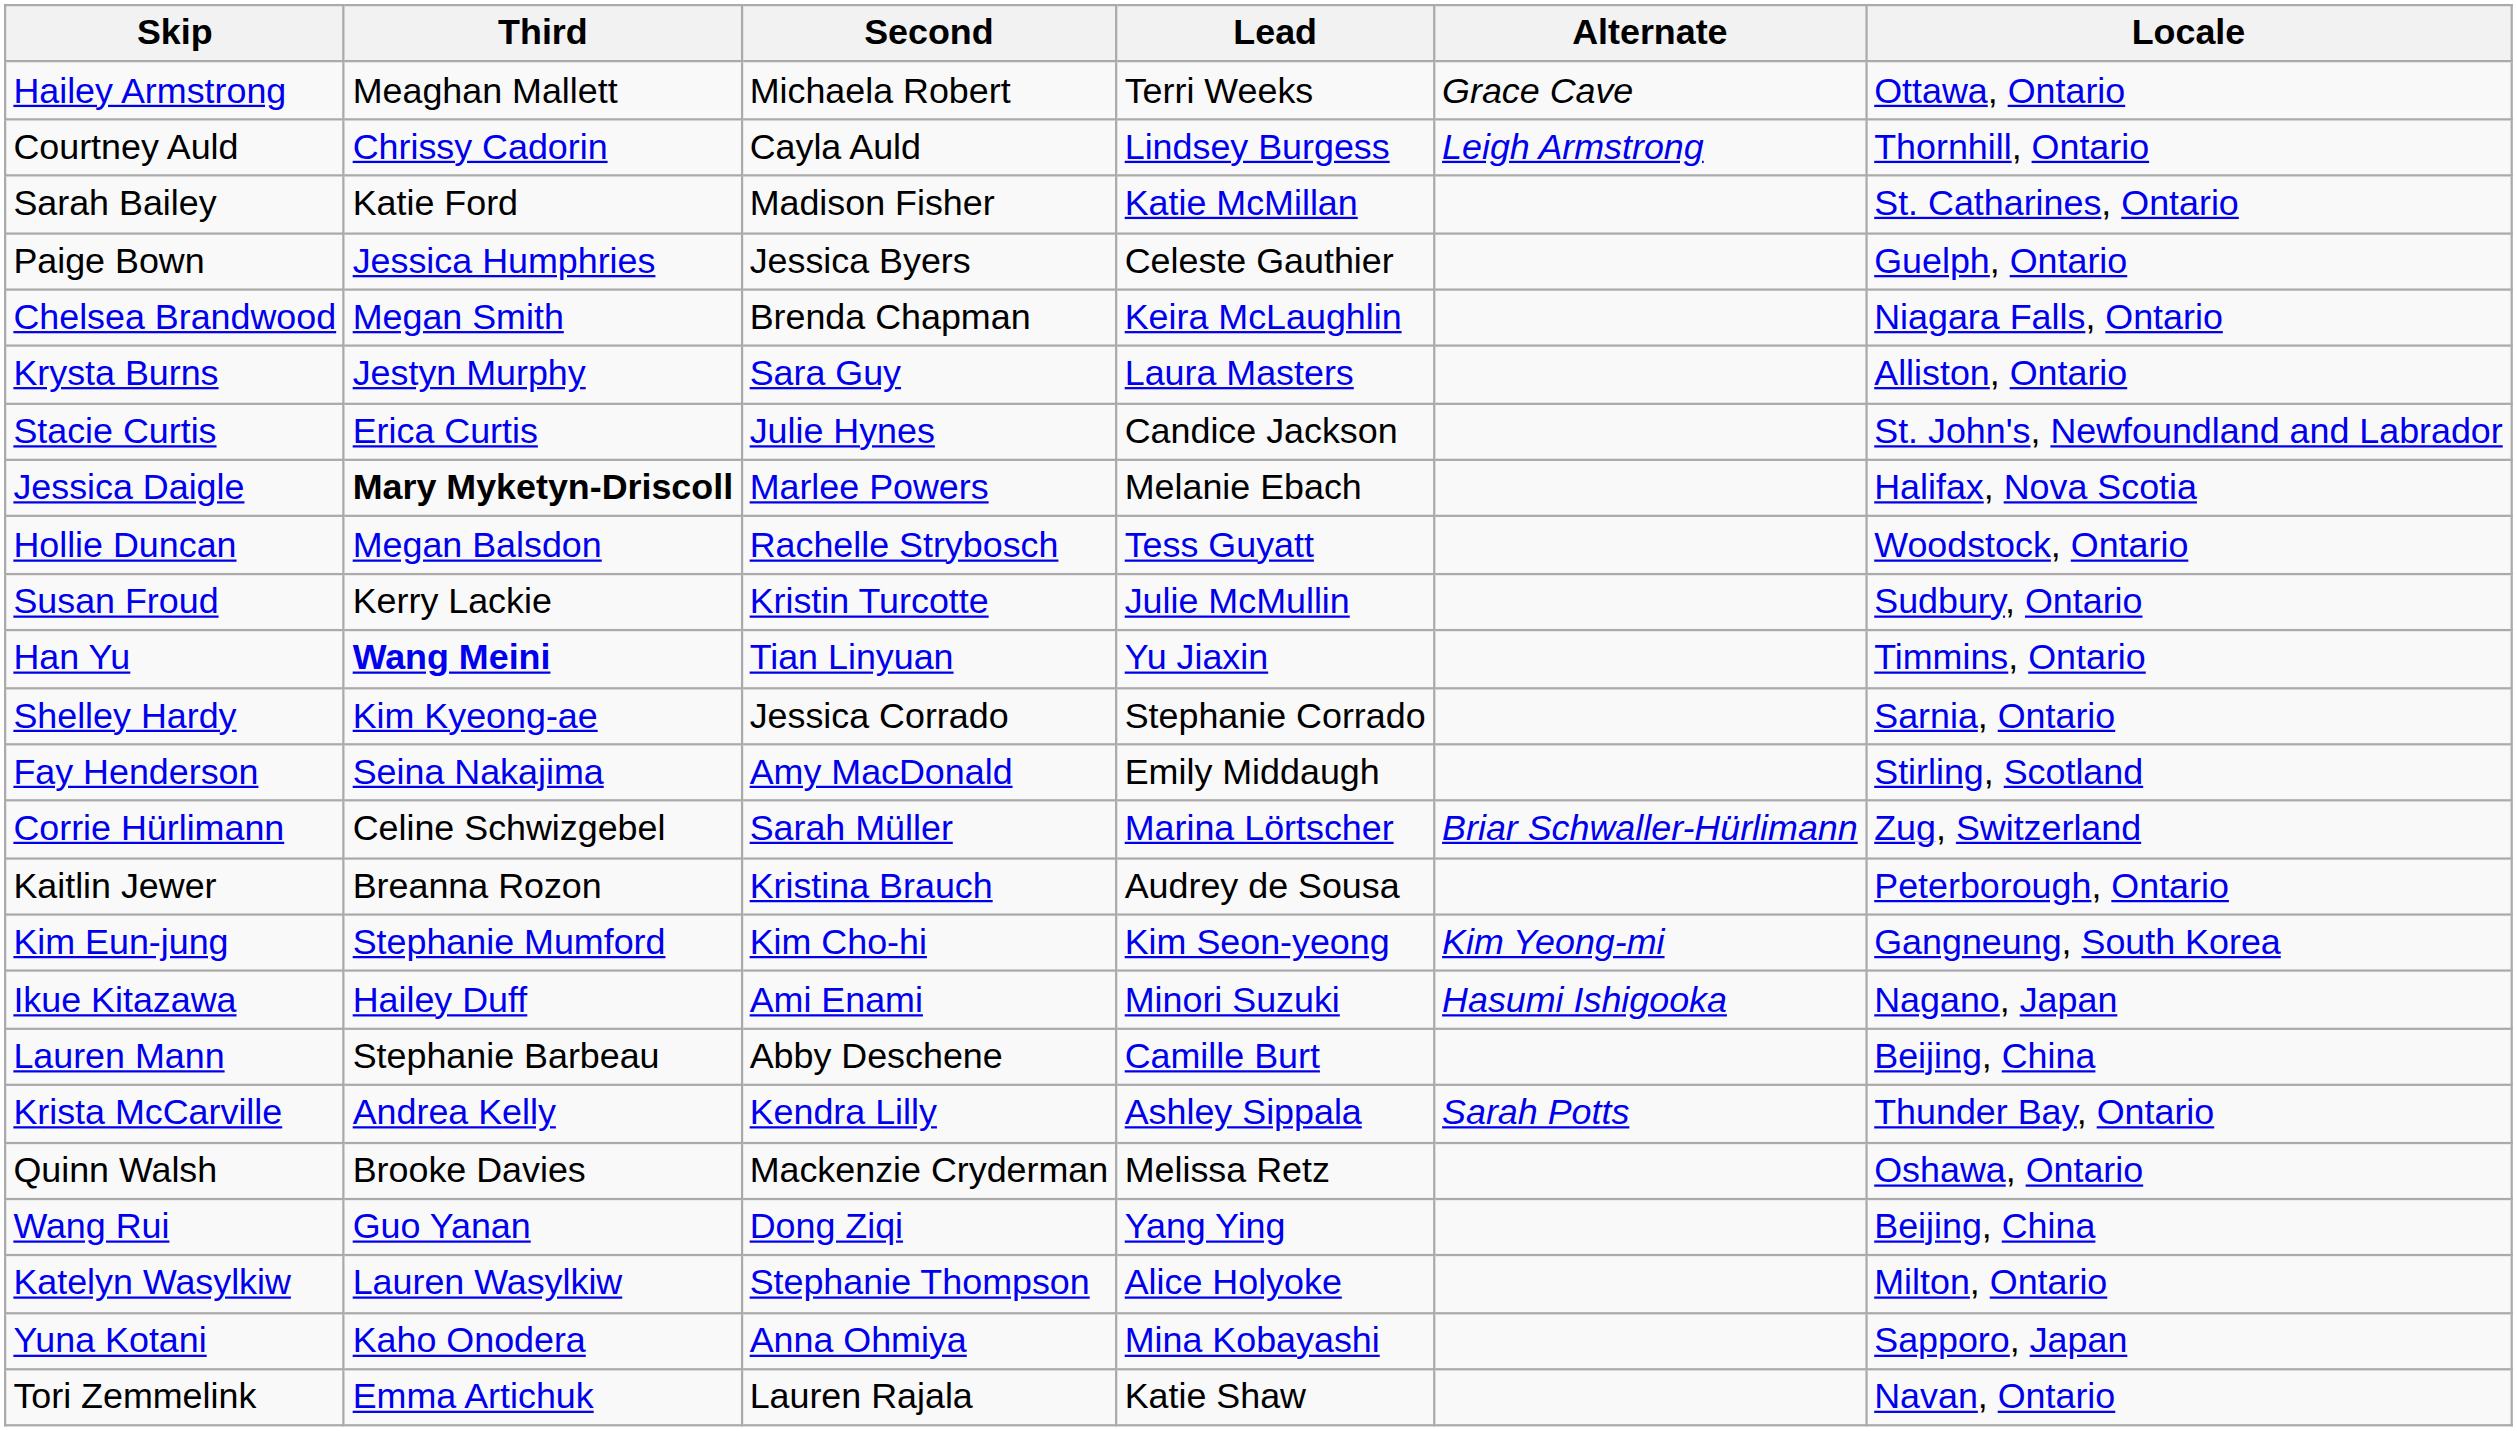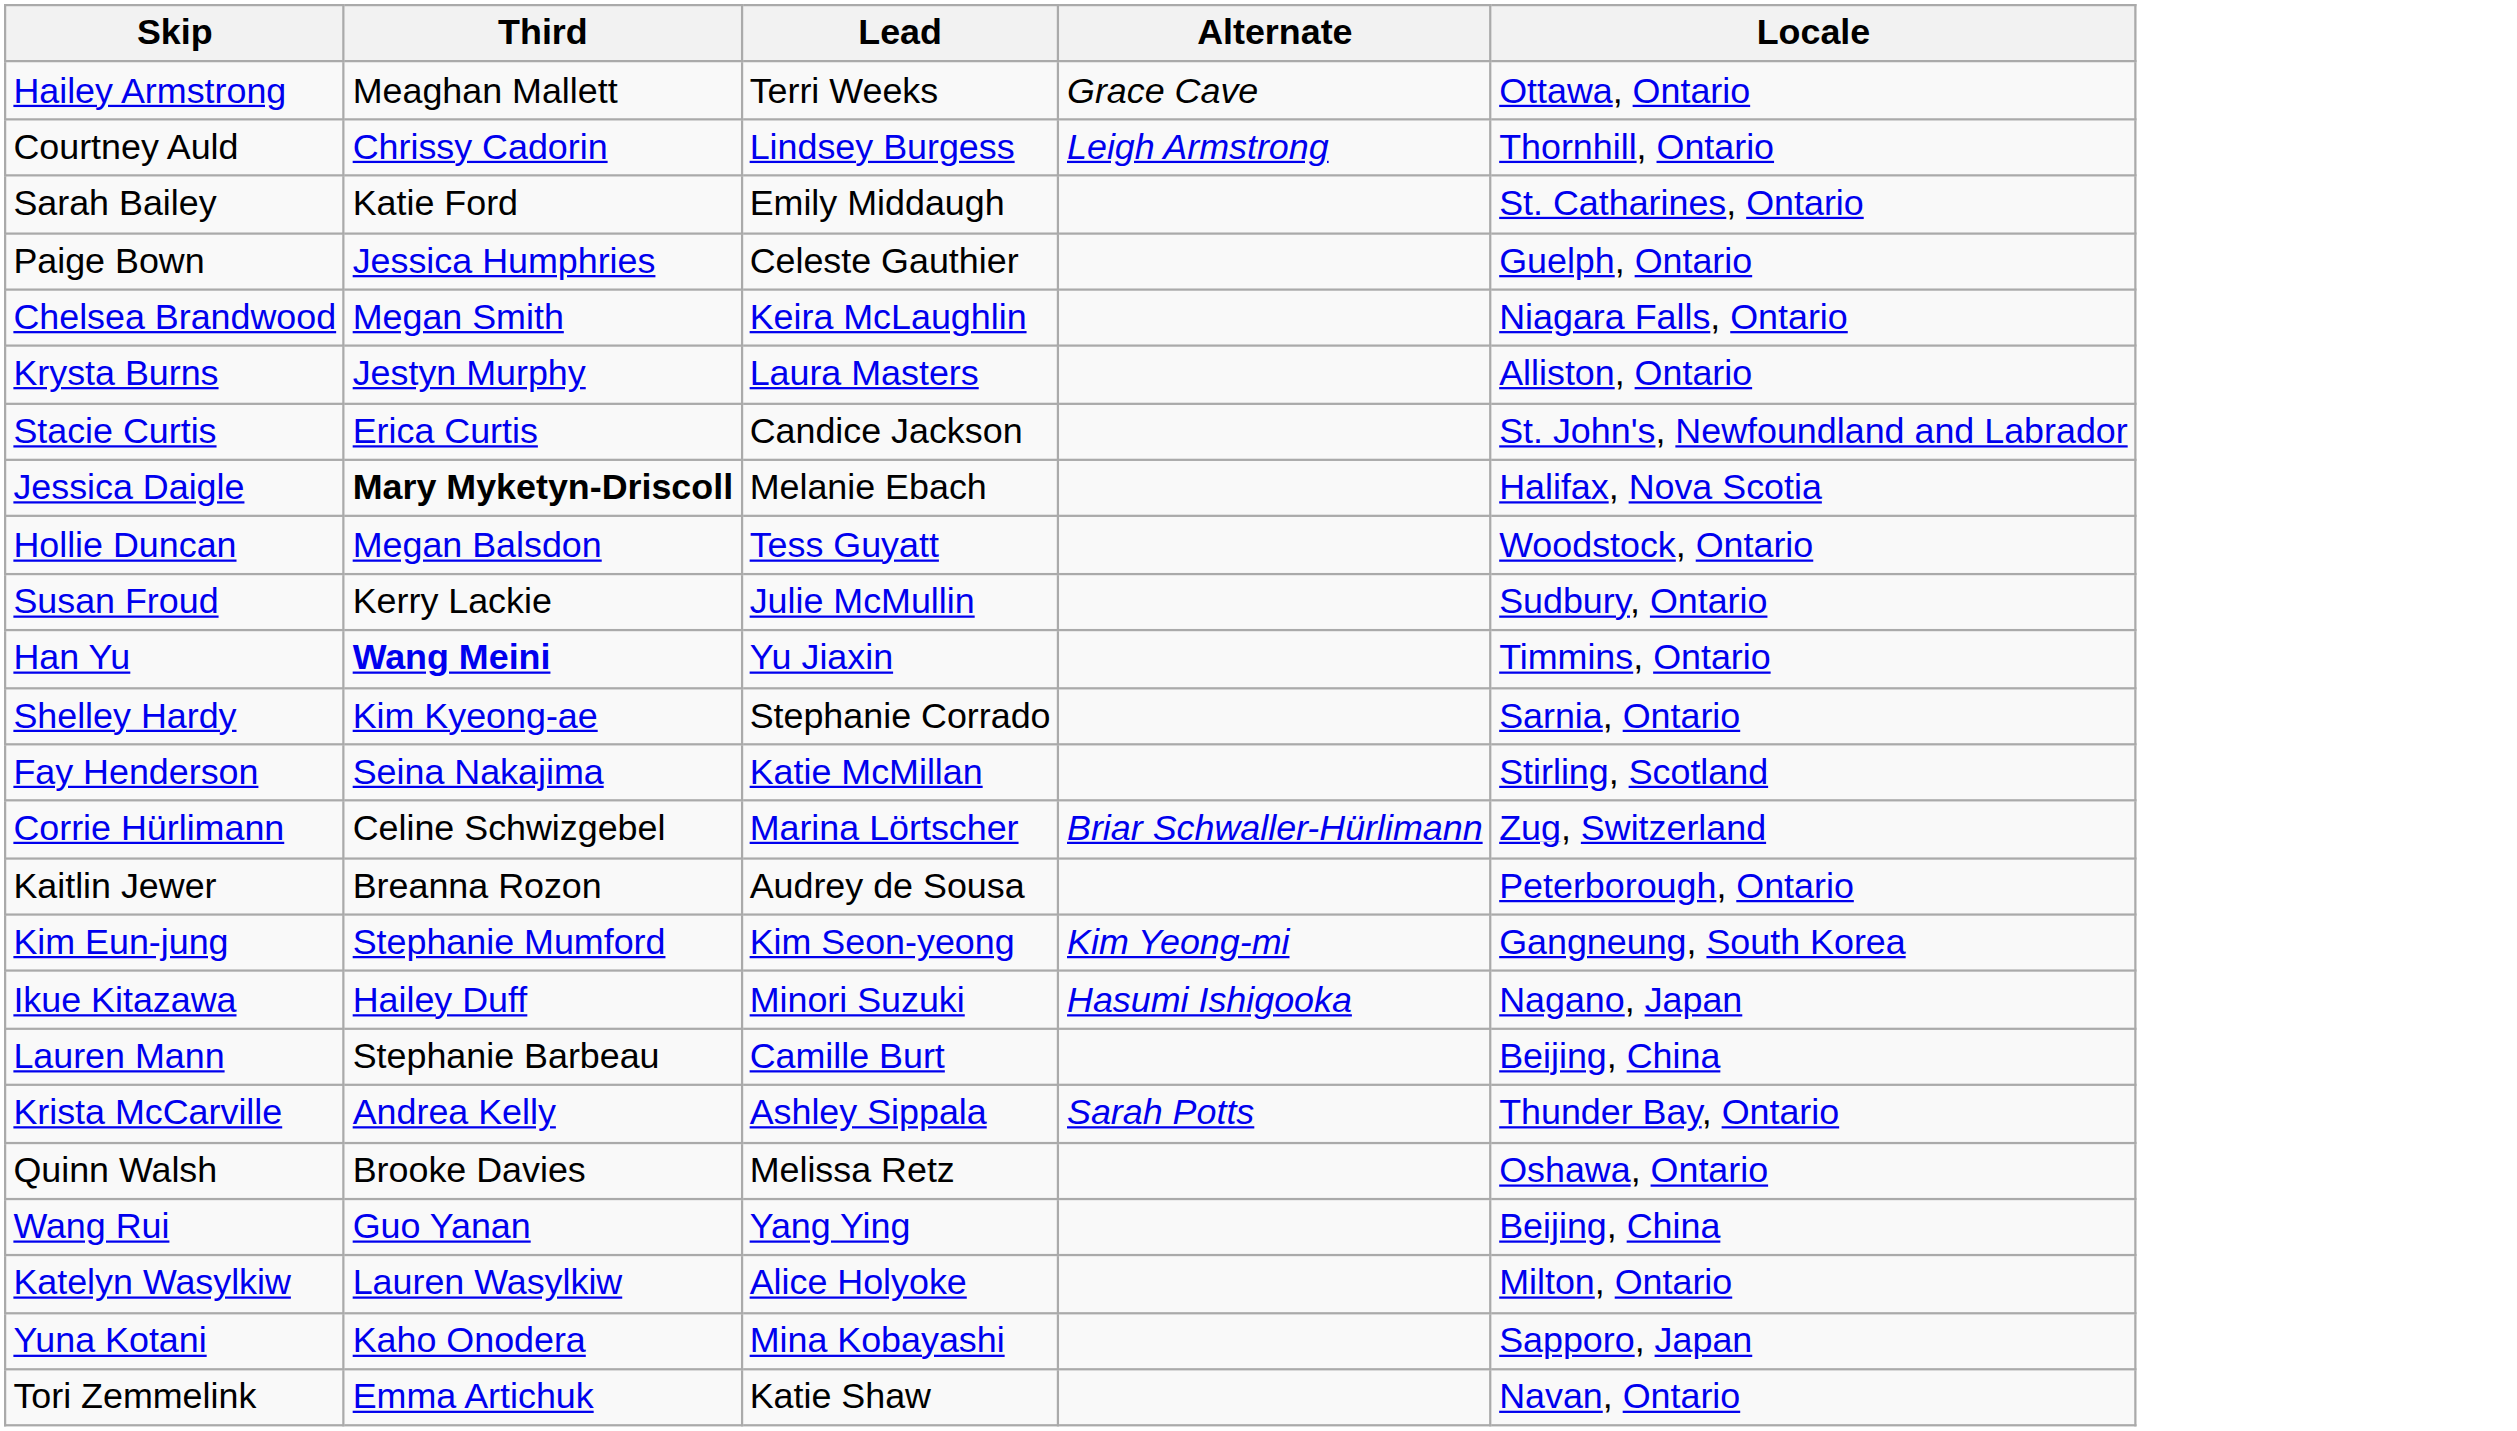- column: (929, 32)
(1241, 203) Katie McMillan -> (877, 203) Emily Middaugh
(1252, 771) Emily Middaugh -> (866, 771) Katie McMillan
